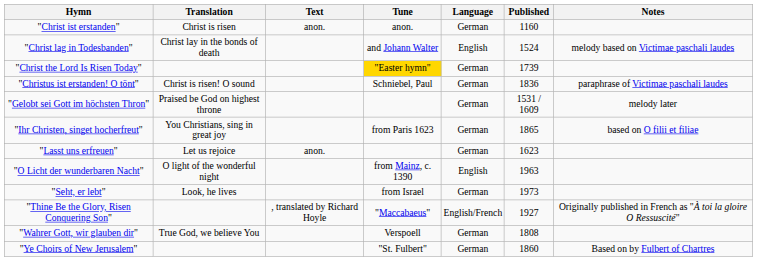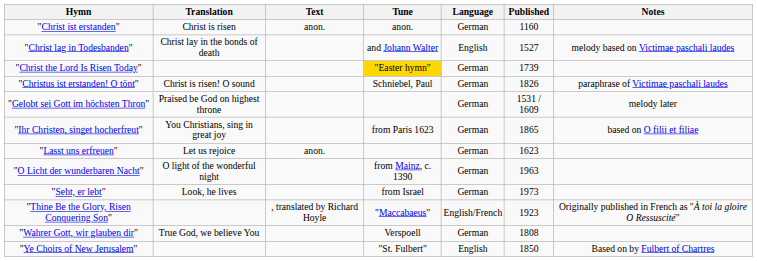(529, 47) 1524 -> (529, 47) 1527
(529, 83) 1836 -> (529, 83) 1826
(473, 171) English -> (473, 171) German
(529, 212) 1927 -> (529, 212) 1923
(473, 248) German -> (473, 248) English
(529, 248) 1860 -> (529, 248) 1850
